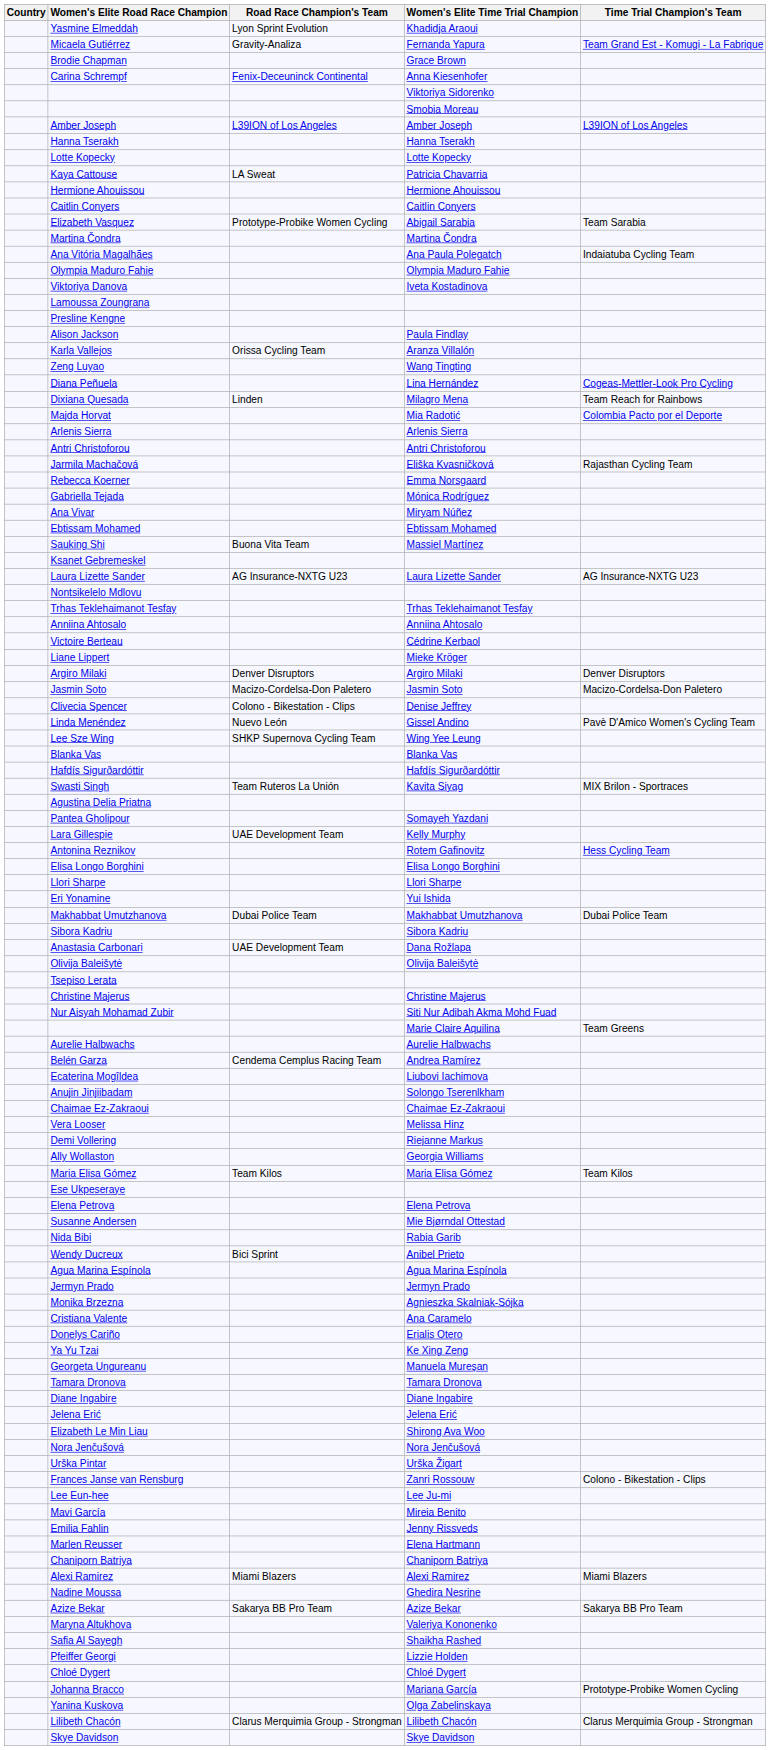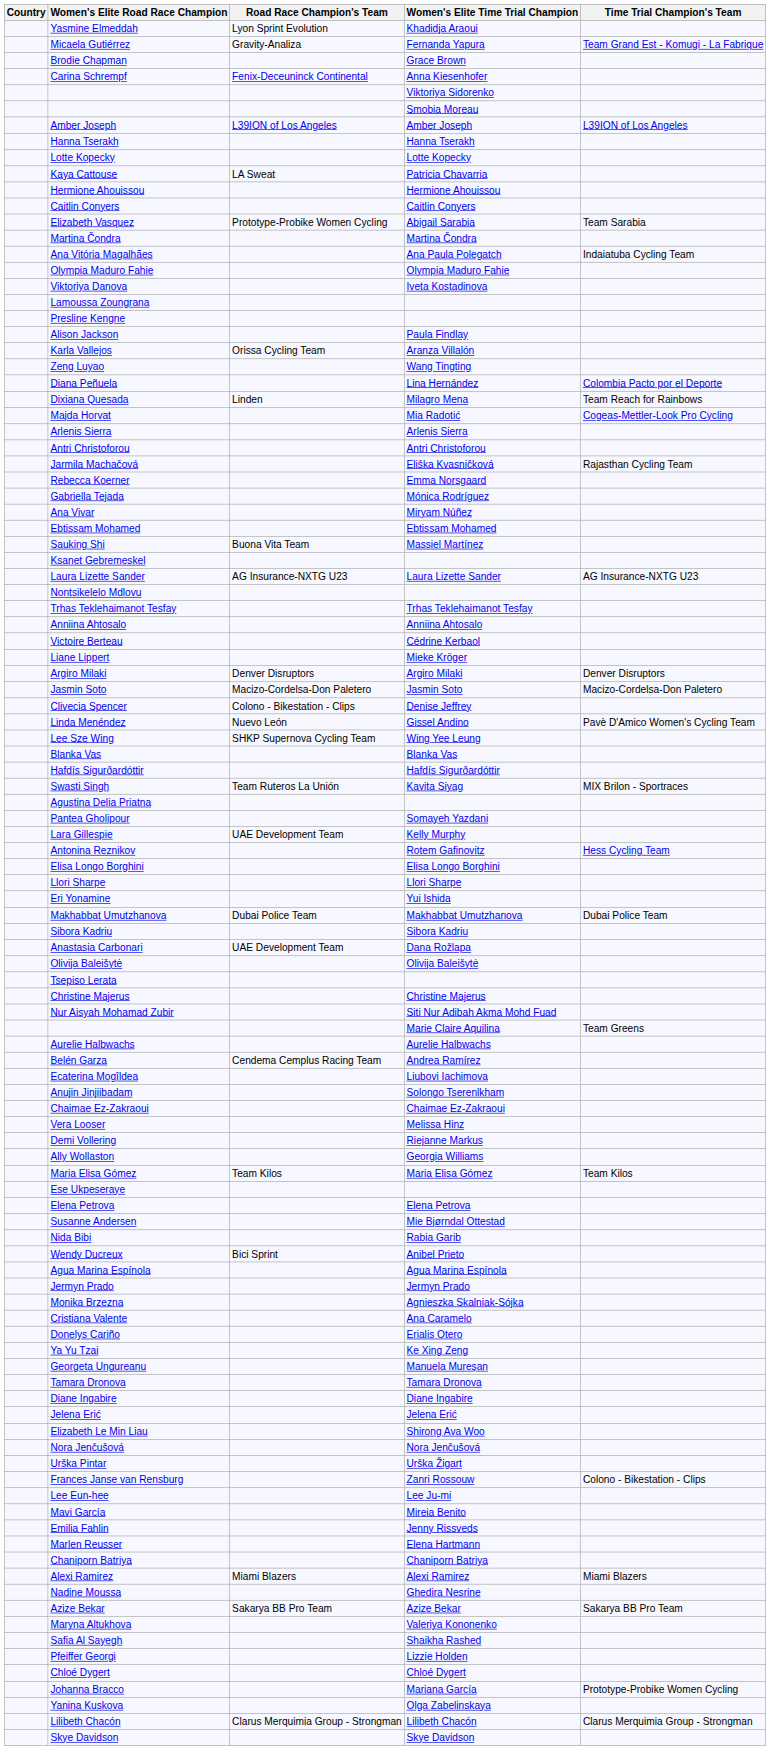(658, 383) Cogeas-Mettler-Look Pro Cycling -> (653, 383) Colombia Pacto por el Deporte
(653, 416) Colombia Pacto por el Deporte -> (658, 416) Cogeas-Mettler-Look Pro Cycling
